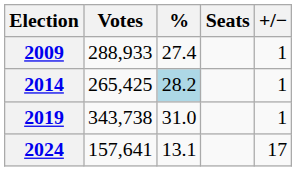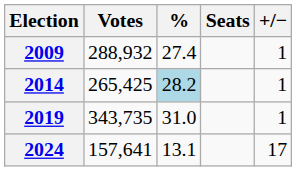(120, 52) 288,933 -> (120, 52) 288,932
(120, 116) 343,738 -> (120, 116) 343,735
